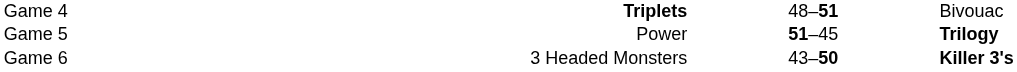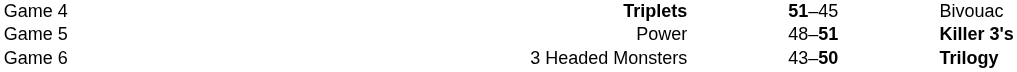(813, 10) 48–51 -> (813, 10) 51–45
(813, 34) 51–45 -> (813, 34) 48–51
(969, 34) Trilogy -> (977, 34) Killer 3's
(977, 58) Killer 3's -> (969, 58) Trilogy
